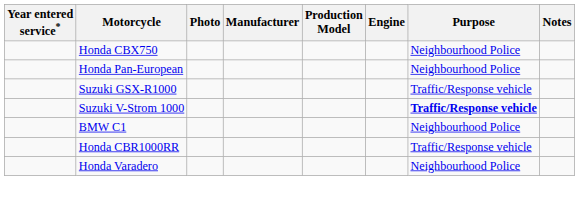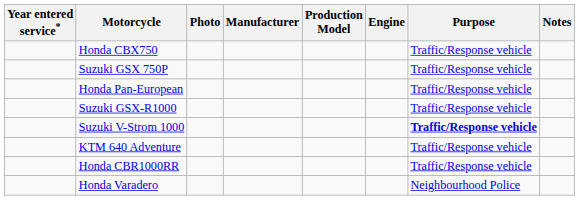(465, 50) Neighbourhood Police -> (471, 50) Traffic/Response vehicle
+ row: (123, 69)
(465, 69) Neighbourhood Police -> (471, 88) Traffic/Response vehicle
+ row: (130, 146)
- row: (103, 127)
